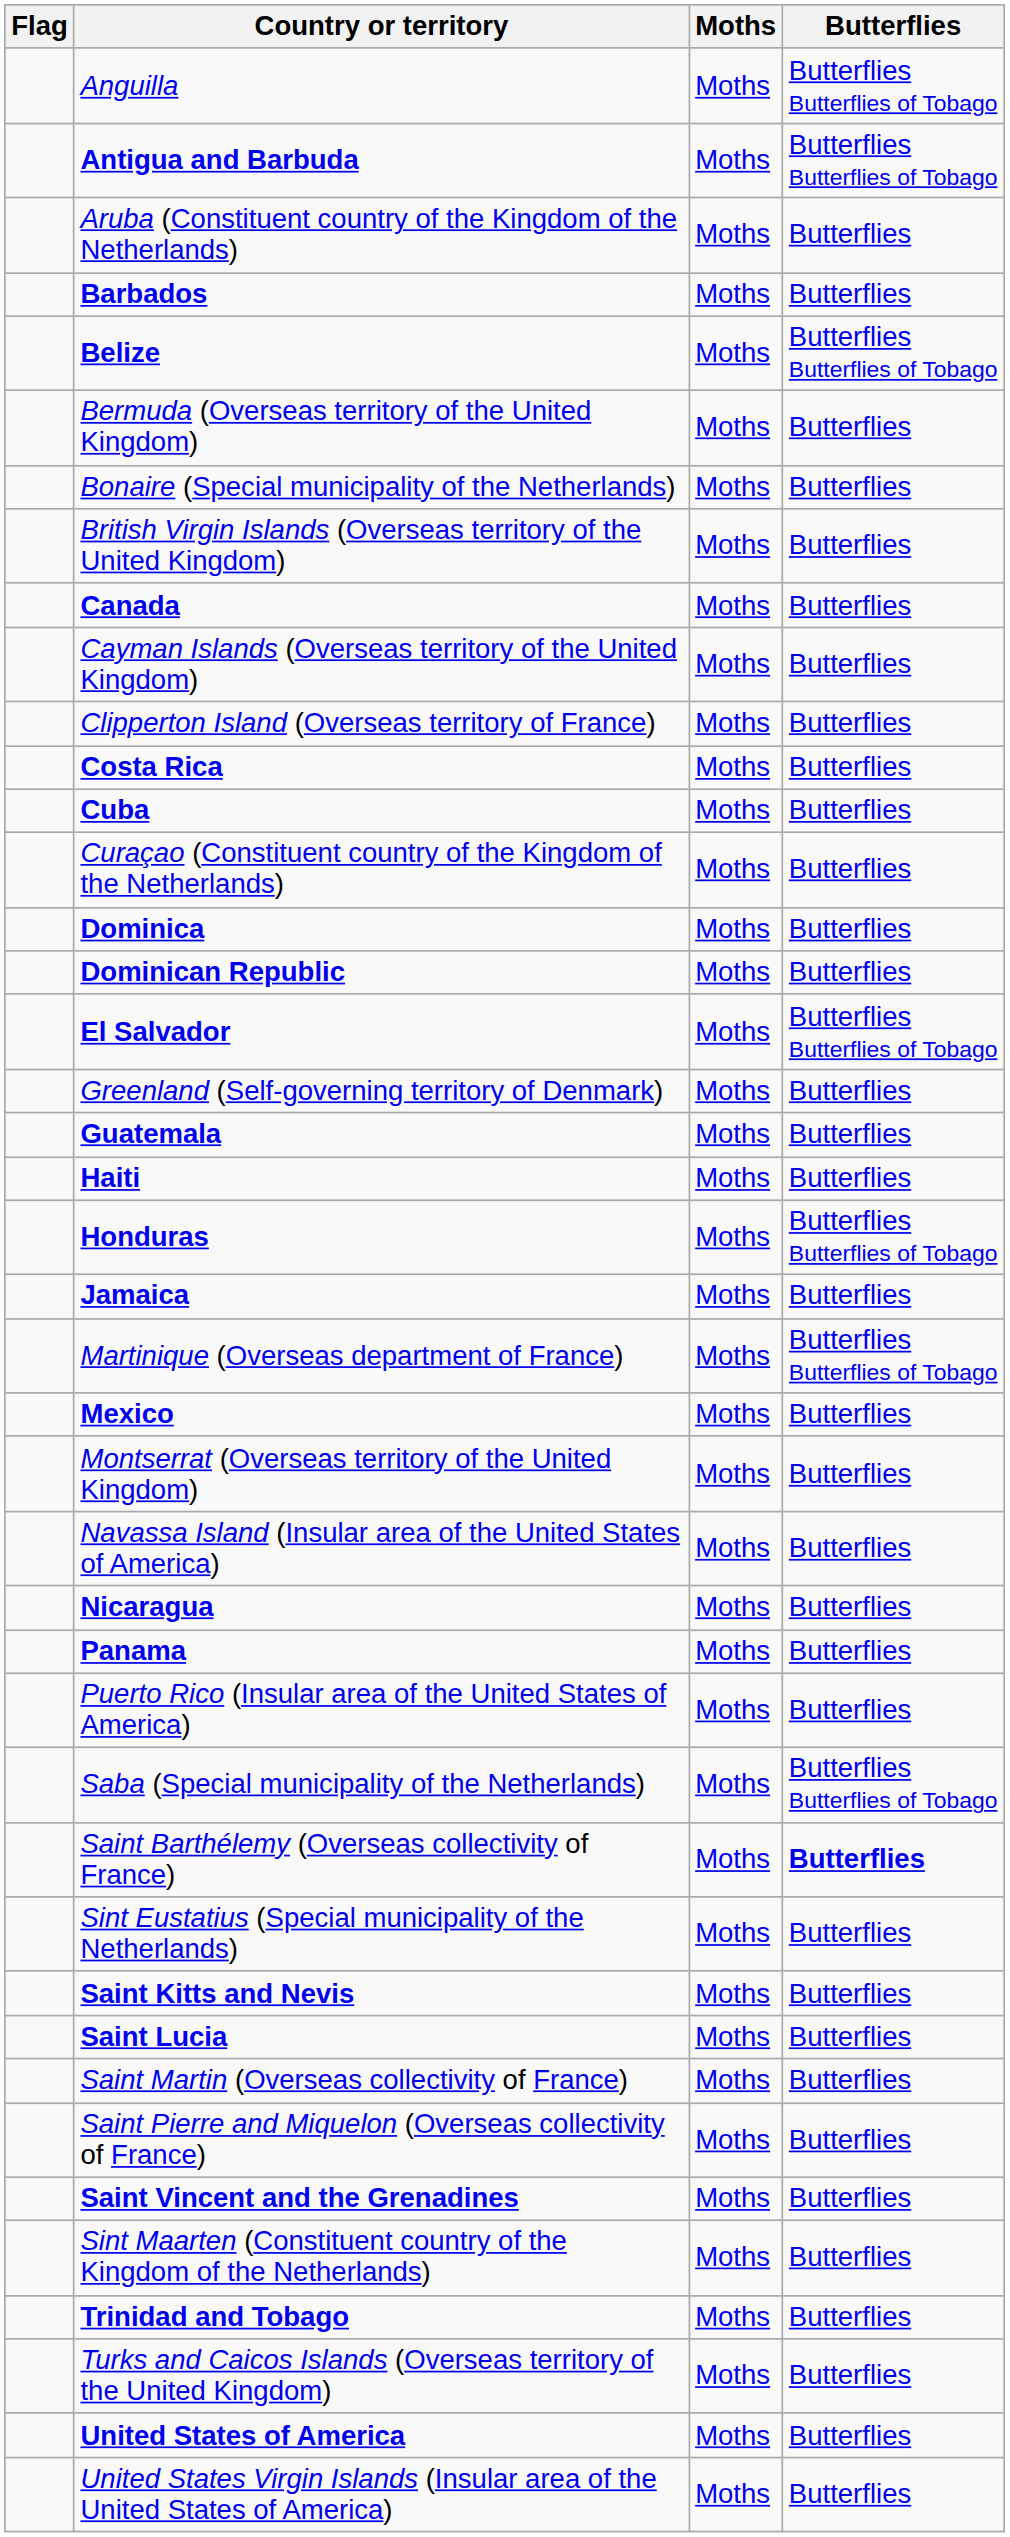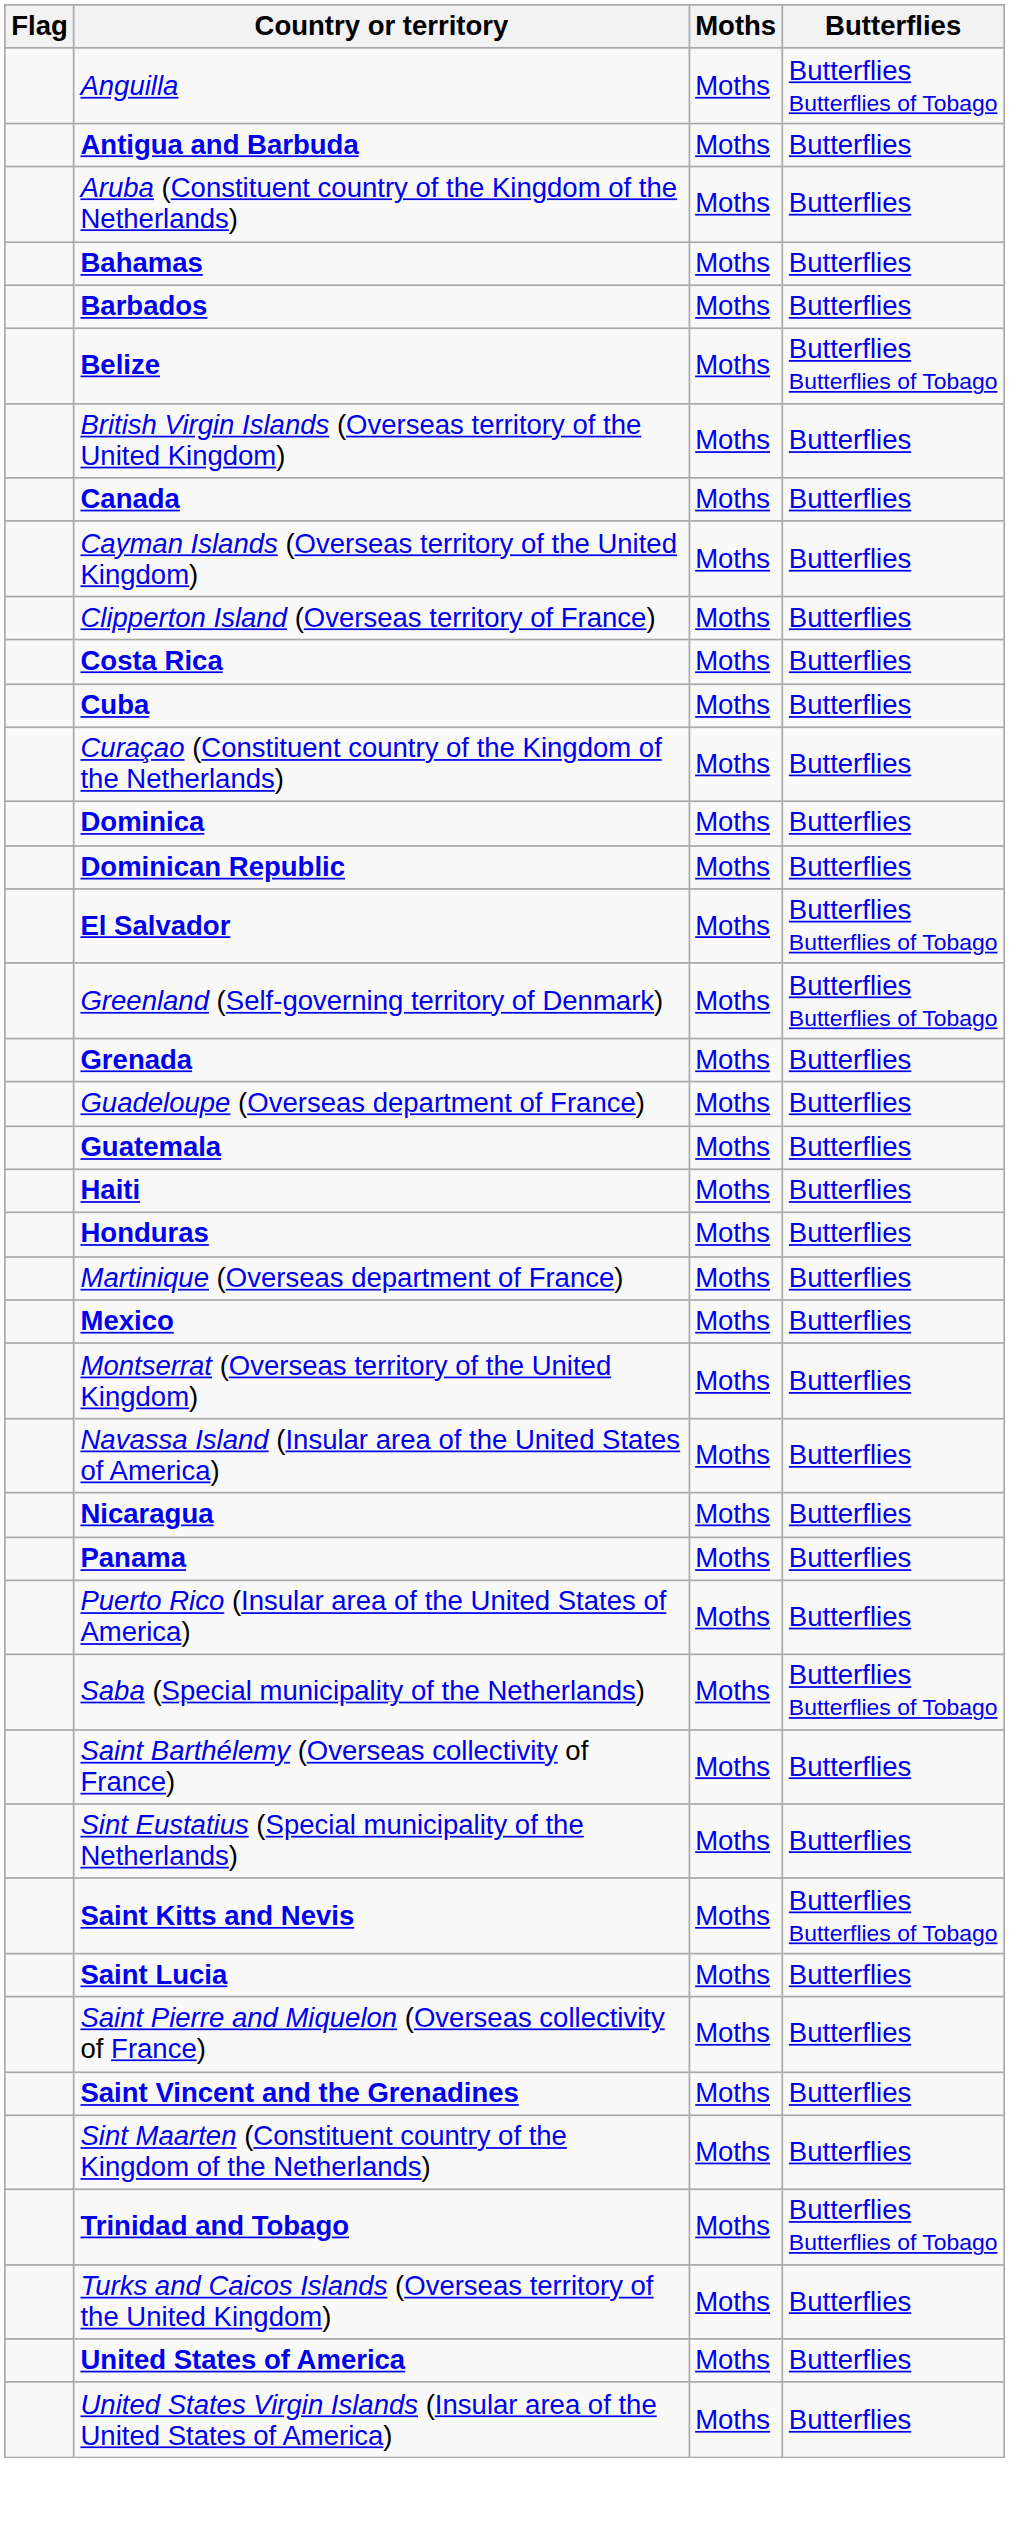(893, 160) Butterflies Butterflies of Tobago -> (850, 144) Butterflies
+ row: (142, 262)
- row: (336, 427)
- row: (378, 486)
(850, 1090) Butterflies -> (893, 1000) Butterflies Butterflies of Tobago
+ row: (136, 1059)
+ row: (363, 1103)
(893, 1236) Butterflies Butterflies of Tobago -> (850, 1234) Butterflies
- row: (135, 1296)
(893, 1355) Butterflies Butterflies of Tobago -> (850, 1277) Butterflies
(857, 1859) bold -> (850, 1766) normal
(850, 1992) Butterflies -> (893, 1915) Butterflies Butterflies of Tobago
- row: (354, 2080)
(850, 2316) Butterflies -> (893, 2226) Butterflies Butterflies of Tobago
